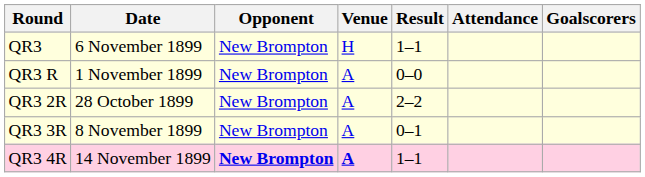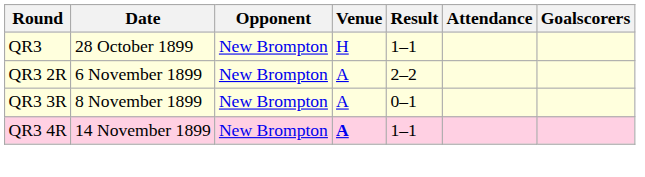(138, 46) 6 November 1899 -> (134, 46) 28 October 1899
- row: (33, 74)
(134, 102) 28 October 1899 -> (138, 74) 6 November 1899
(276, 158) bold -> (273, 130) normal
